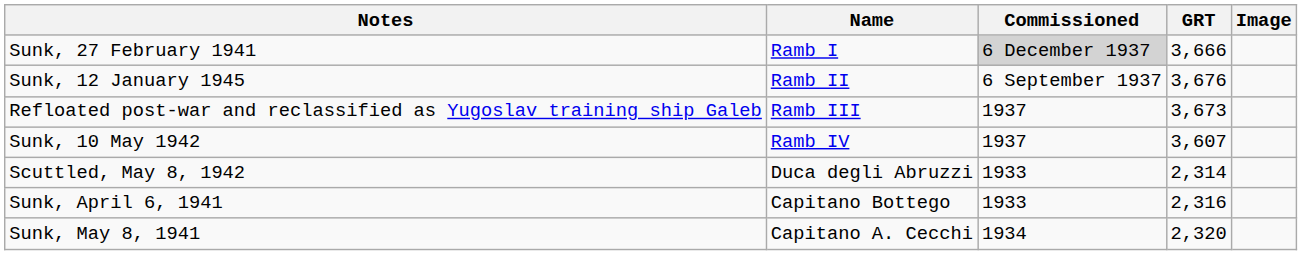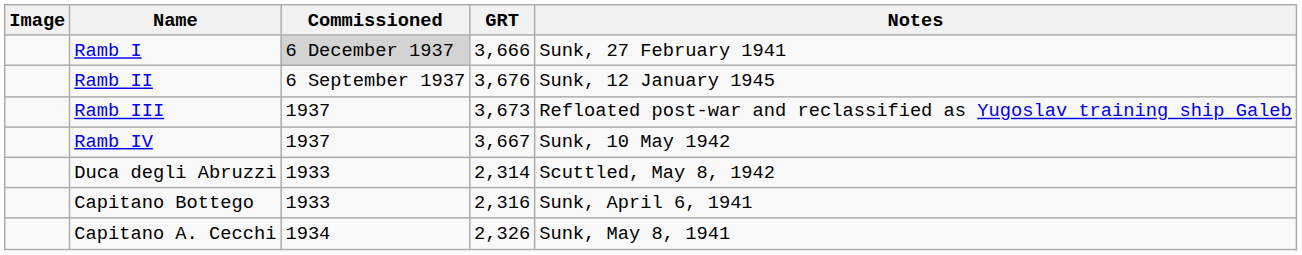columns swapped: (1264, 20) <-> (385, 20)
(1199, 142) 3,607 -> (502, 142) 3,667
(1199, 234) 2,320 -> (502, 234) 2,326
